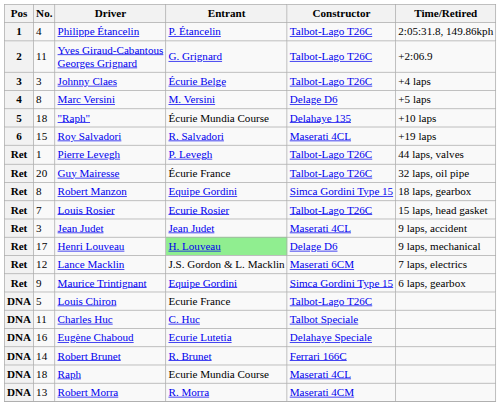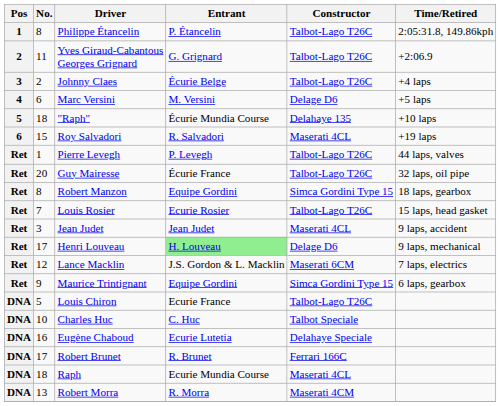(39, 32) 4 -> (39, 32) 8
(39, 81) 3 -> (39, 81) 2
(39, 100) 8 -> (39, 100) 6
(41, 319) 11 -> (42, 319) 10
(42, 356) 14 -> (42, 356) 17
